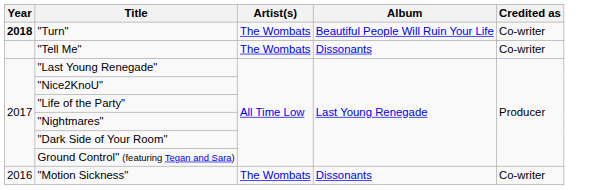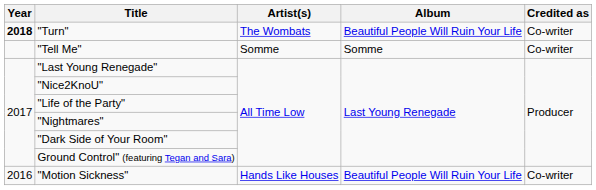(275, 49) The Wombats -> (260, 49) Somme
(344, 49) Dissonants -> (363, 49) Somme
(275, 175) The Wombats -> (289, 175) Hands Like Houses
(344, 175) Dissonants -> (433, 175) Beautiful People Will Ruin Your Life
